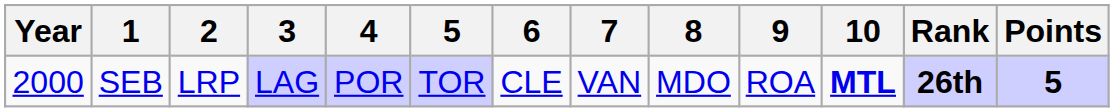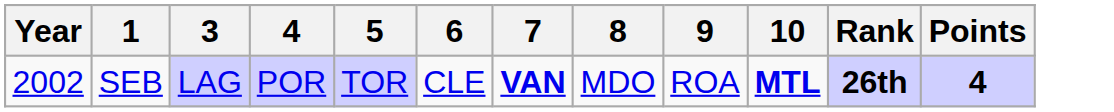- column: (209, 31)
(48, 81) 2000 -> (48, 81) 2002
(609, 81) normal -> (533, 81) bold
(1053, 81) 5 -> (978, 81) 4
